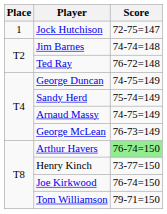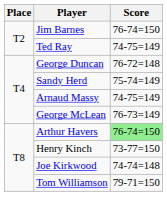- row: (69, 30)
(136, 47) 74-74=148 -> (136, 30) 76-74=150
(136, 64) 76-72=148 -> (136, 47) 74-75=149
(136, 81) 74-75=149 -> (136, 64) 76-72=148
(136, 183) 76-74=150 -> (136, 166) 74-74=148
